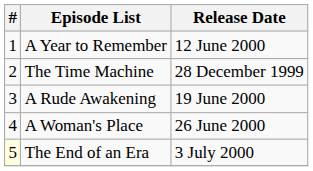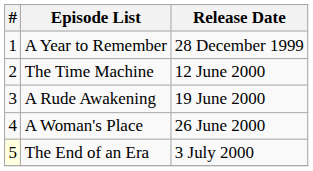(220, 44) 12 June 2000 -> (239, 44) 28 December 1999
(239, 71) 28 December 1999 -> (220, 71) 12 June 2000
